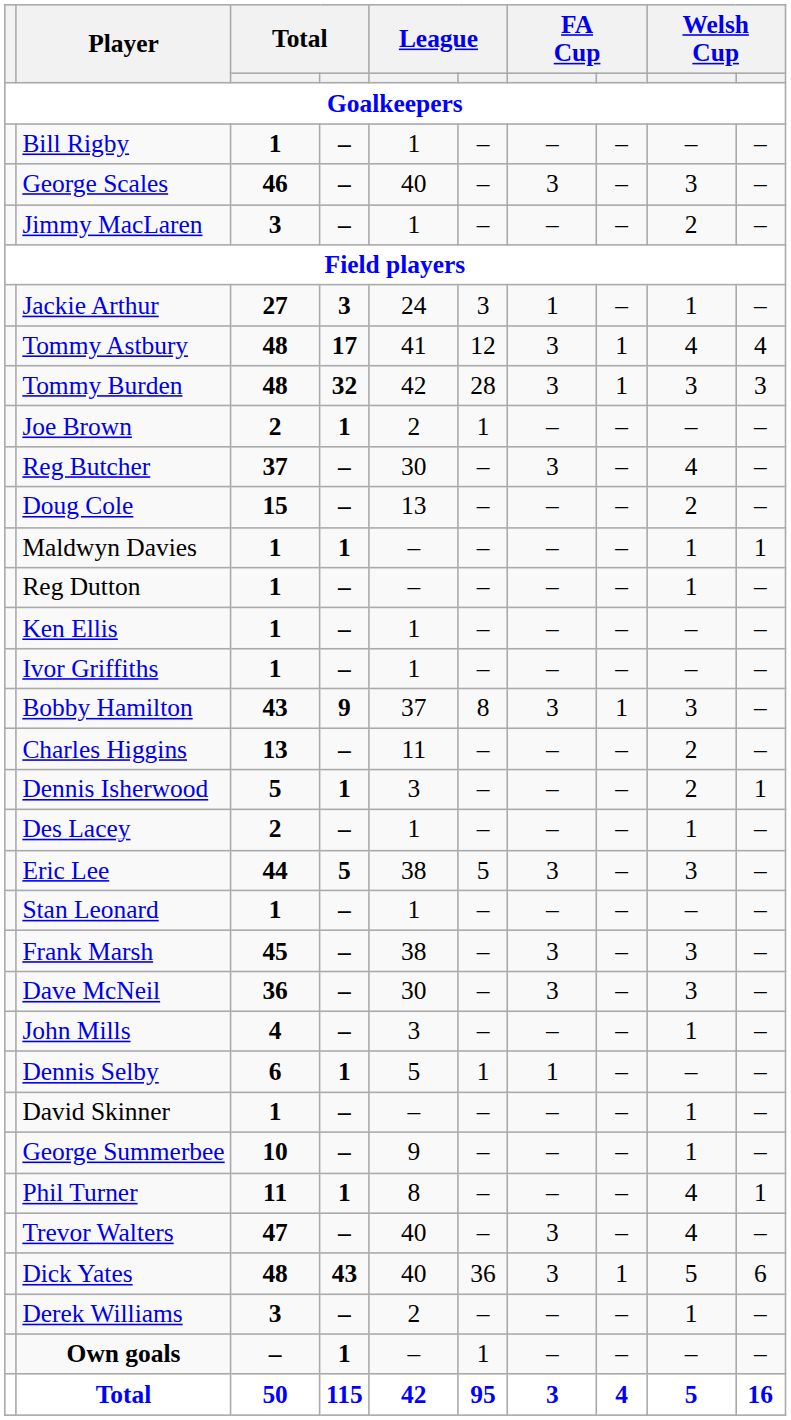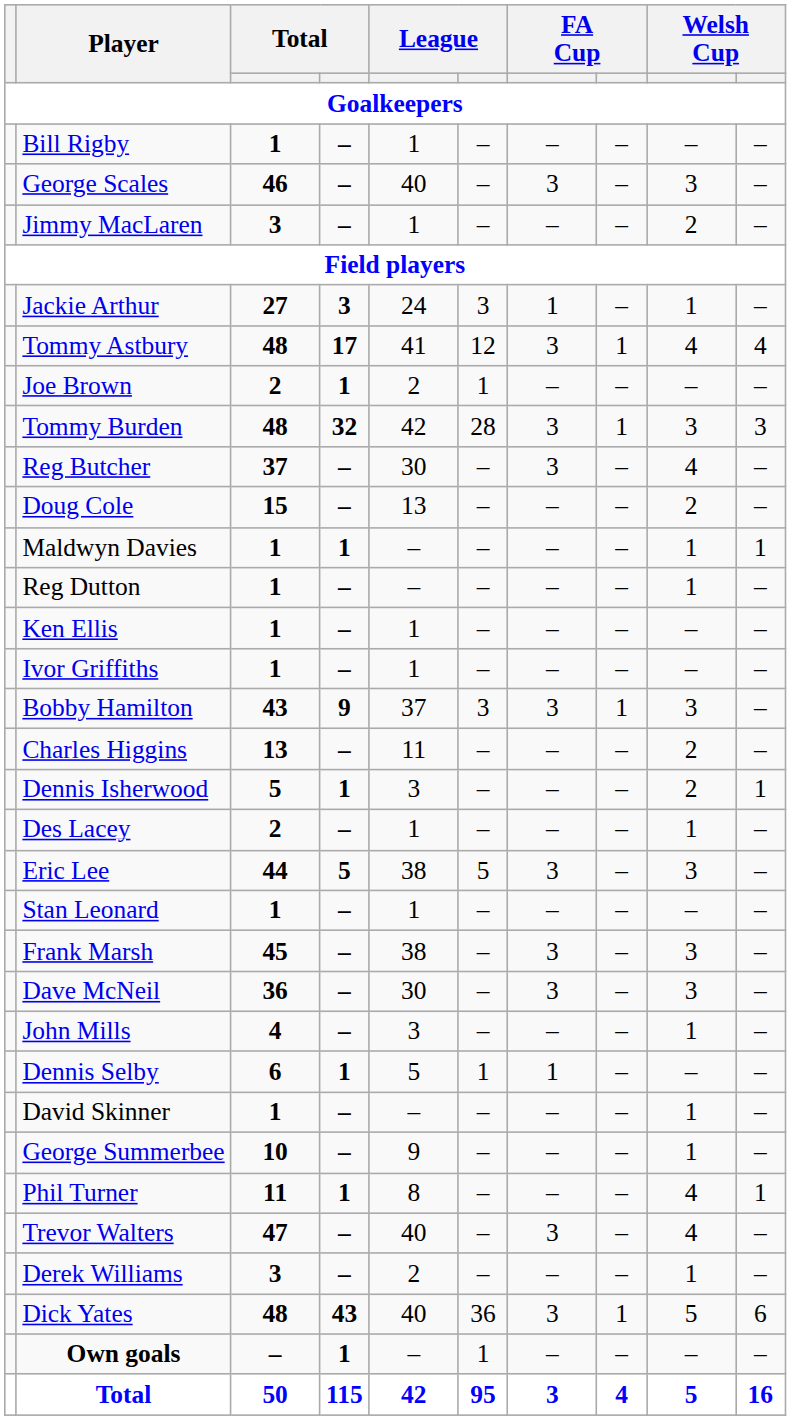rows swapped: (77, 426) <-> (102, 385)
(483, 708) 8 -> (483, 708) 3
rows swapped: (103, 1313) <-> (78, 1273)
